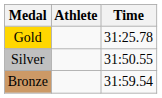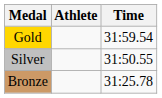(129, 37) 31:25.78 -> (129, 37) 31:59.54
(129, 81) 31:59.54 -> (129, 81) 31:25.78
